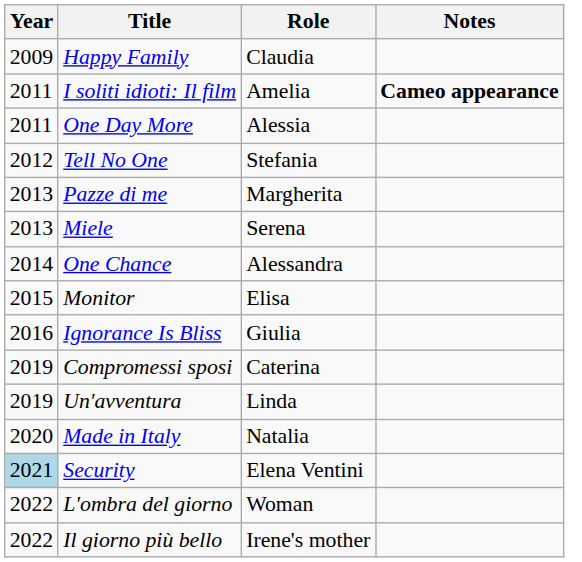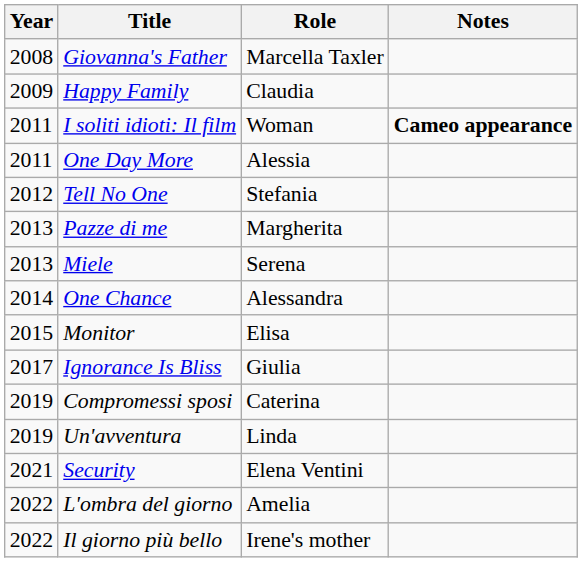+ row: (145, 56)
(278, 90) Amelia -> (280, 125) Woman
(31, 332) 2016 -> (31, 366) 2017
- row: (122, 435)
(31, 470) lightblue background -> (31, 470) no background
(280, 504) Woman -> (278, 504) Amelia
